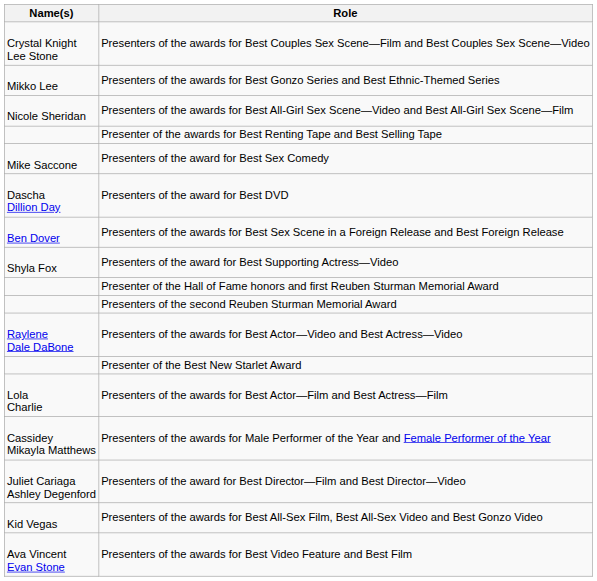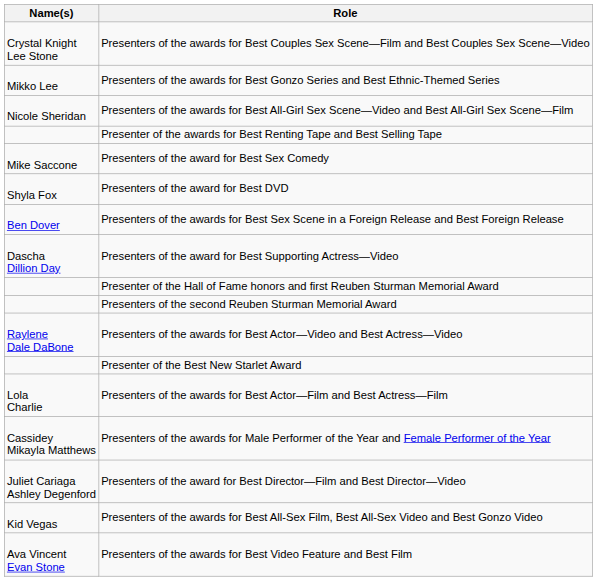(34, 201) Dascha Dillion Day -> (32, 195) Shyla Fox
(32, 268) Shyla Fox -> (34, 262) Dascha Dillion Day
